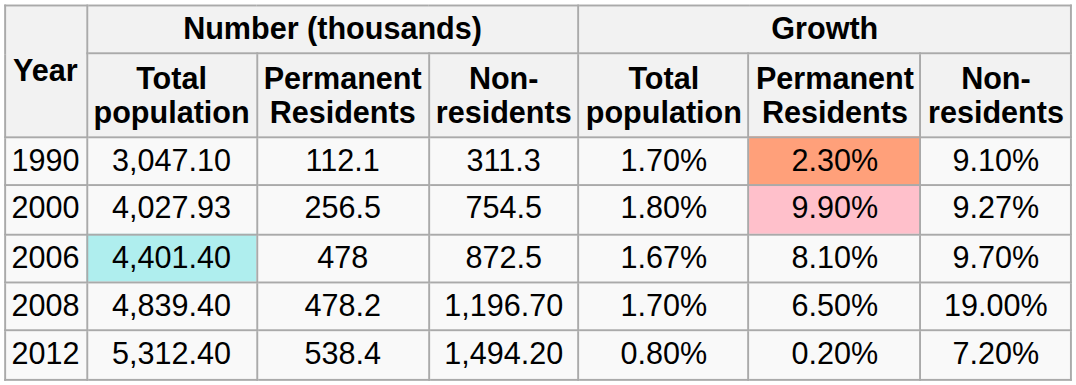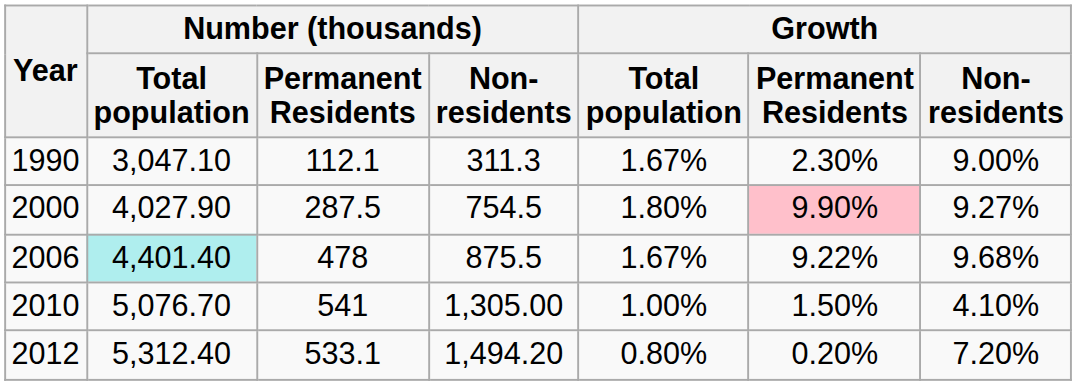(664, 160) 1.70% -> (664, 160) 1.67%
(835, 160) lightsalmon background -> (835, 160) no background
(996, 160) 9.10% -> (996, 160) 9.00%
(172, 209) 4,027.93 -> (172, 209) 4,027.90
(343, 209) 256.5 -> (343, 209) 287.5
(504, 257) 872.5 -> (504, 257) 875.5
(835, 257) 8.10% -> (835, 257) 9.22%
(996, 257) 9.70% -> (996, 257) 9.68%
- row: (45, 306)
+ row: (45, 306)
(343, 354) 538.4 -> (343, 354) 533.1
